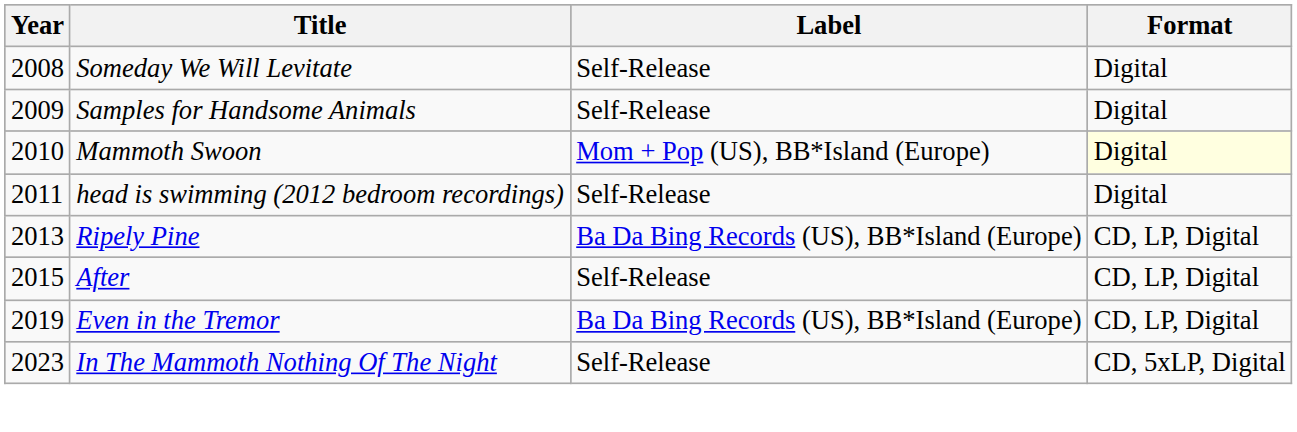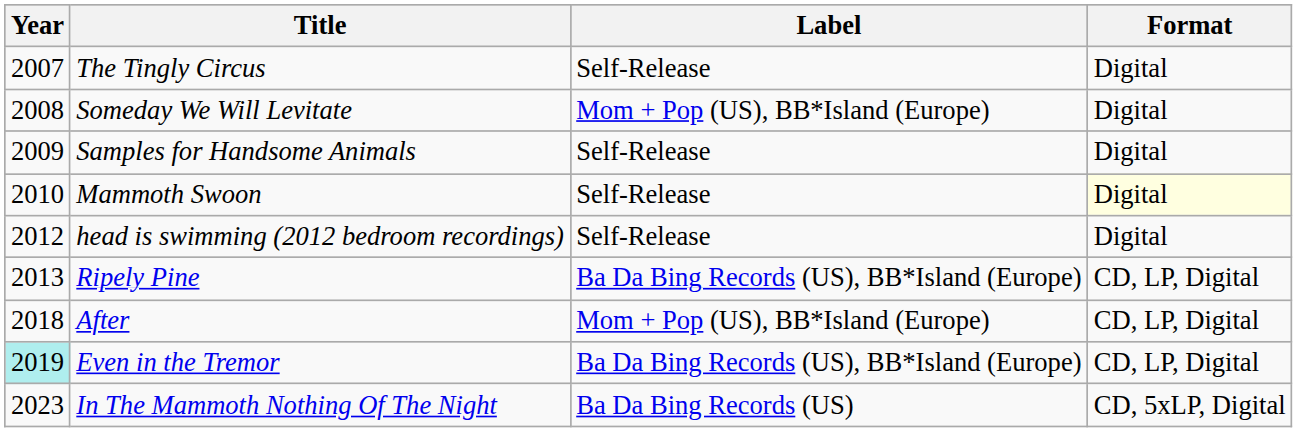+ row: (171, 67)
(643, 67) Self-Release -> (783, 109) Mom + Pop (US), BB*Island (Europe)
(783, 151) Mom + Pop (US), BB*Island (Europe) -> (643, 194) Self-Release
(37, 194) 2011 -> (38, 236) 2012
(38, 278) 2015 -> (38, 320) 2018
(643, 278) Self-Release -> (783, 320) Mom + Pop (US), BB*Island (Europe)
(38, 320) no background -> (38, 362) paleturquoise background
(643, 362) Self-Release -> (715, 404) Ba Da Bing Records (US)
